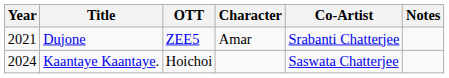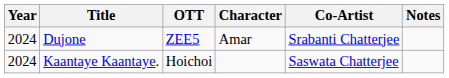(22, 38) 2021 -> (22, 38) 2024
